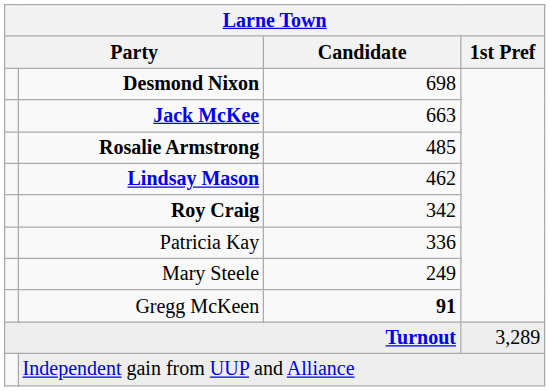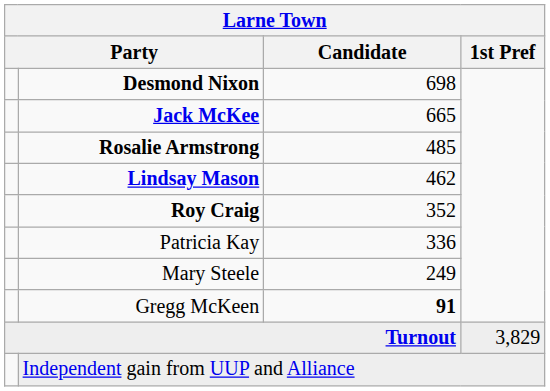(441, 115) 663 -> (441, 115) 665
(441, 210) 342 -> (441, 210) 352
(518, 337) 3,289 -> (518, 337) 3,829
